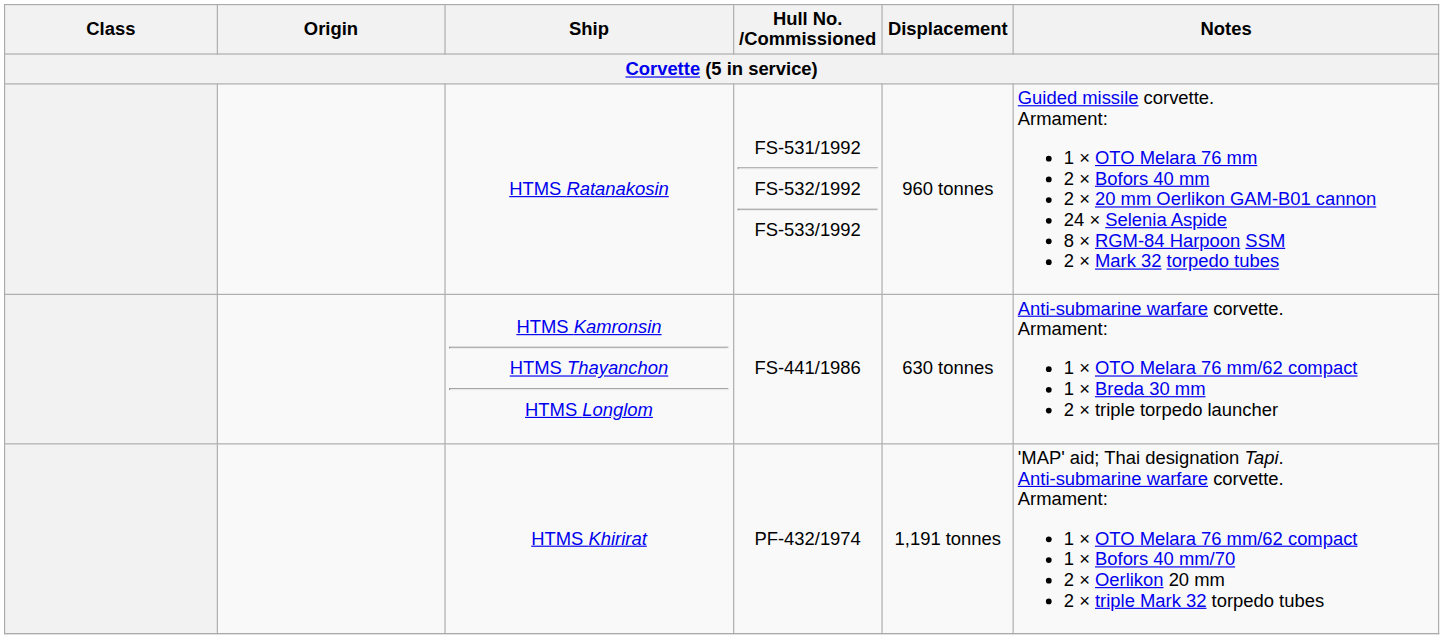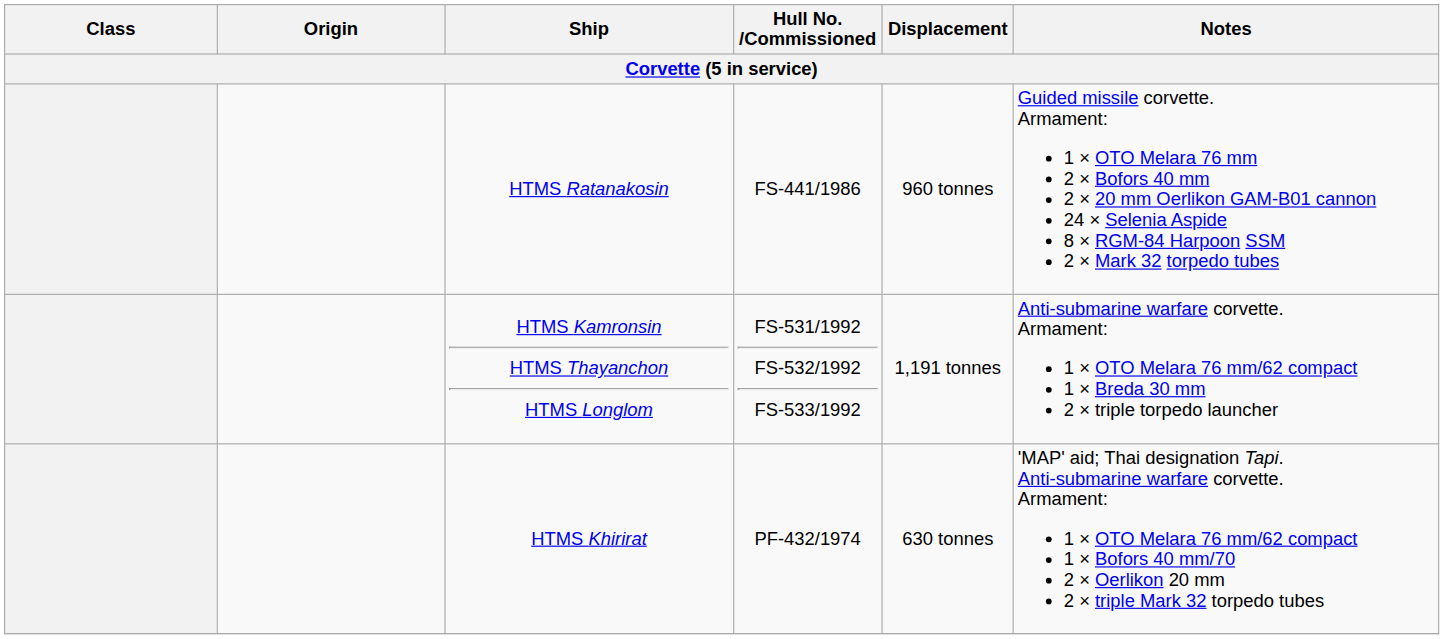(808, 189) FS-531/1992 FS-532/1992 FS-533/1992 -> (808, 189) FS-441/1986
(808, 368) FS-441/1986 -> (808, 368) FS-531/1992 FS-532/1992 FS-533/1992
(948, 368) 630 tonnes -> (948, 368) 1,191 tonnes
(948, 538) 1,191 tonnes -> (948, 538) 630 tonnes
